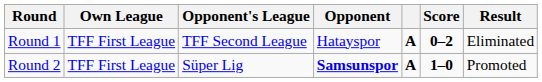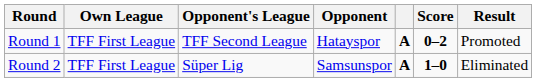(500, 41) Eliminated -> (491, 41) Promoted
(357, 65) bold -> (354, 65) normal
(497, 65) Promoted -> (494, 65) Eliminated
